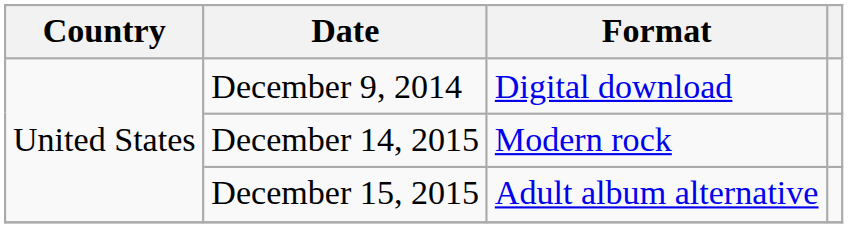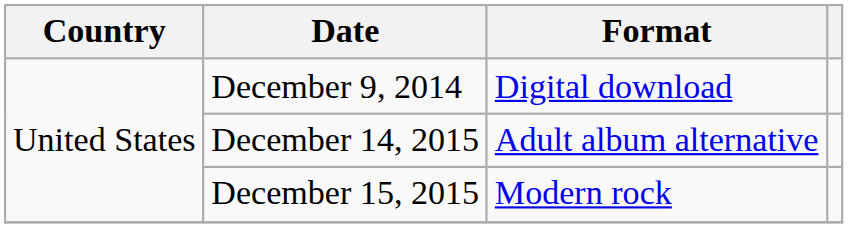(583, 139) Modern rock -> (657, 139) Adult album alternative
(657, 193) Adult album alternative -> (583, 193) Modern rock
